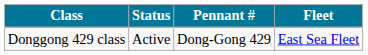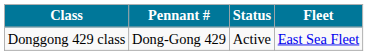columns swapped: (224, 15) <-> (151, 15)
